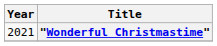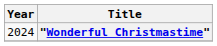(21, 32) 2021 -> (21, 32) 2024
